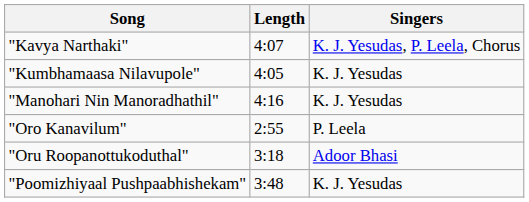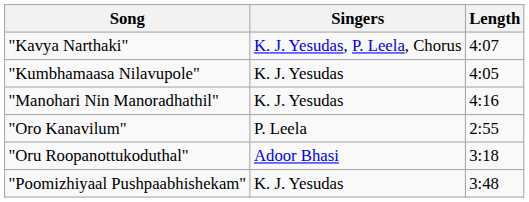columns swapped: (417, 18) <-> (279, 18)
